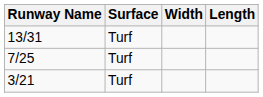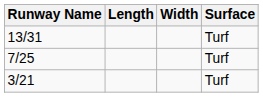columns swapped: (232, 15) <-> (133, 15)
